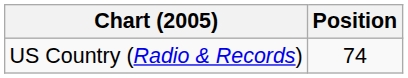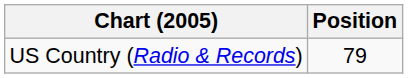(355, 55) 74 -> (355, 55) 79
